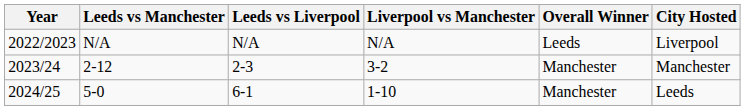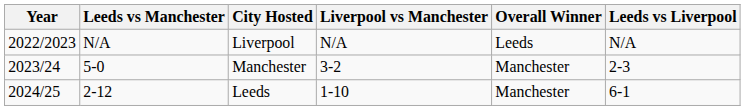columns swapped: (296, 17) <-> (696, 17)
(98, 67) 2-12 -> (94, 67) 5-0
(94, 92) 5-0 -> (98, 92) 2-12
